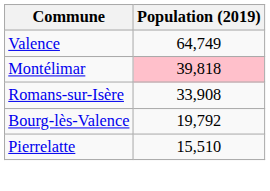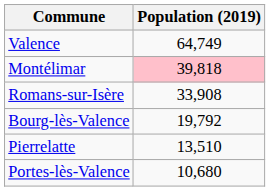(199, 146) 15,510 -> (199, 146) 13,510
+ row: (69, 172)
